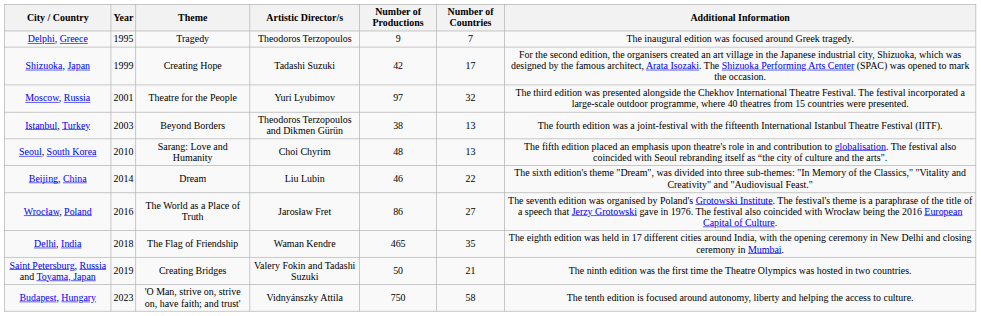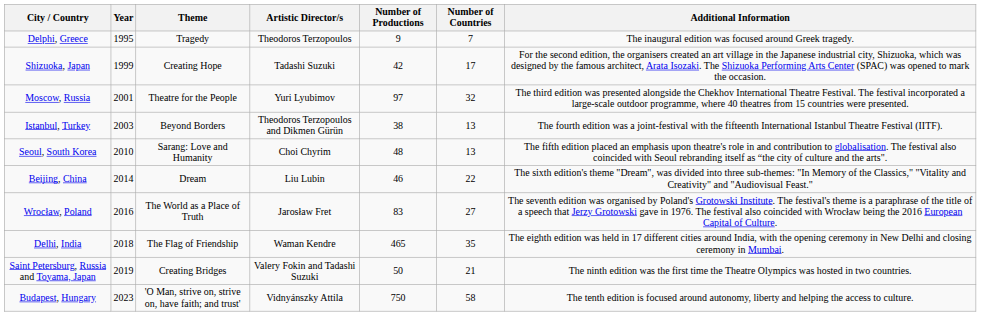(398, 211) 86 -> (398, 211) 83
